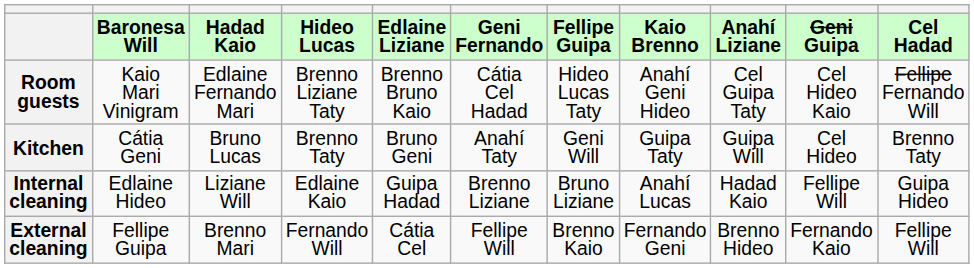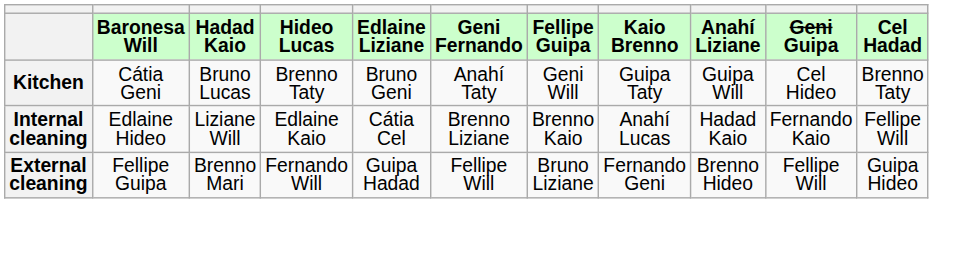- row: (48, 92)
(412, 193) Guipa Hadad -> (391, 129) Cátia Cel
(583, 193) Bruno Liziane -> (563, 129) Brenno Kaio
(831, 193) Fellipe Will -> (811, 129) Fernando Kaio
(923, 193) Guipa Hideo -> (893, 129) Fellipe Will
(412, 239) Cátia Cel -> (391, 175) Guipa Hadad
(583, 239) Brenno Kaio -> (563, 175) Bruno Liziane
(831, 239) Fernando Kaio -> (811, 175) Fellipe Will
(923, 239) Fellipe Will -> (893, 175) Guipa Hideo
